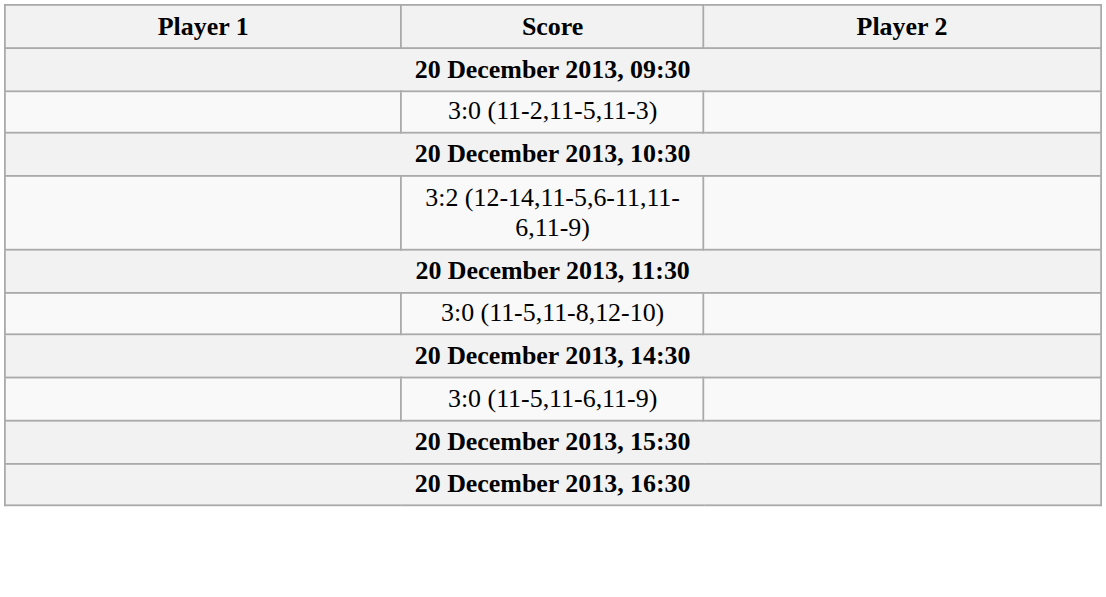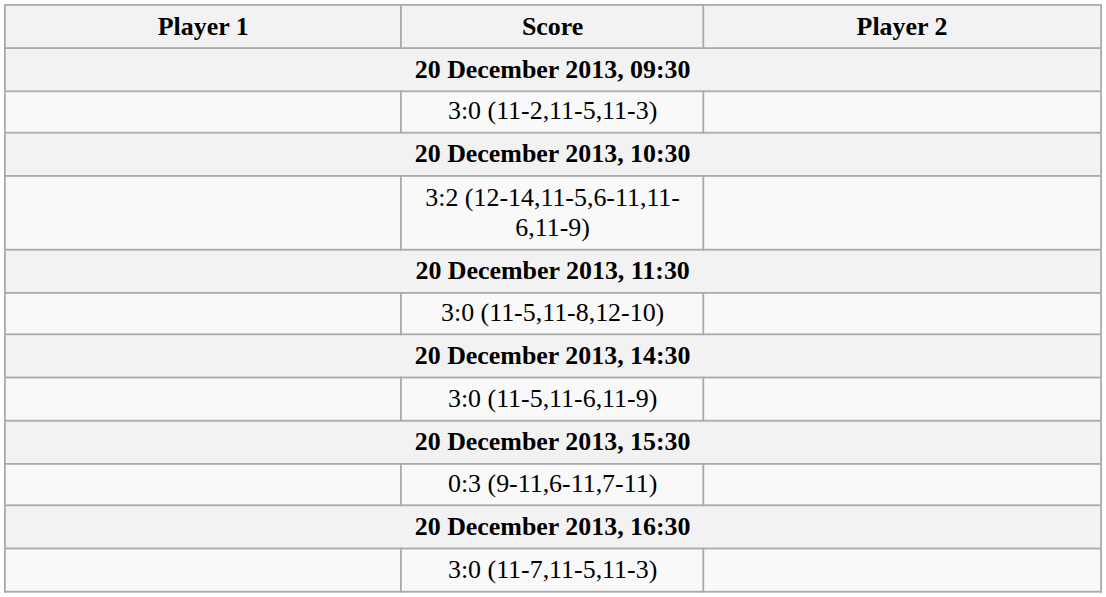+ row: (553, 484)
+ row: (553, 569)
